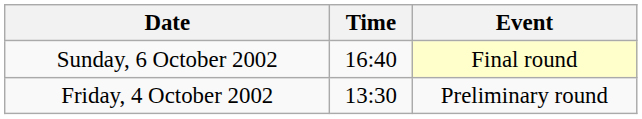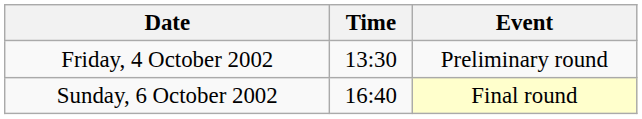rows swapped: (167, 95) <-> (167, 58)
